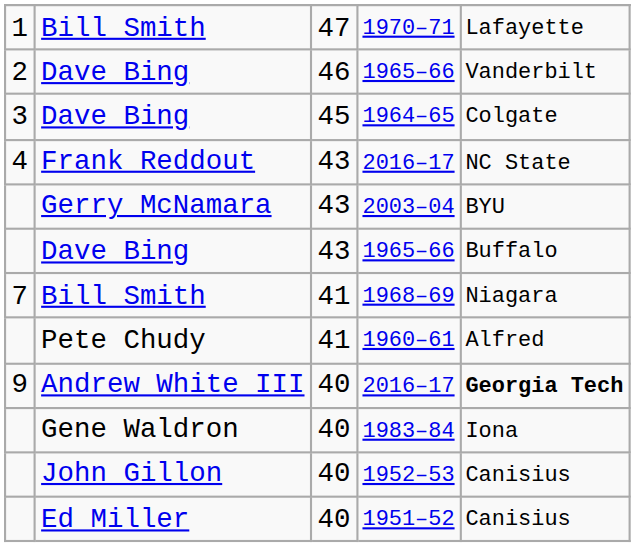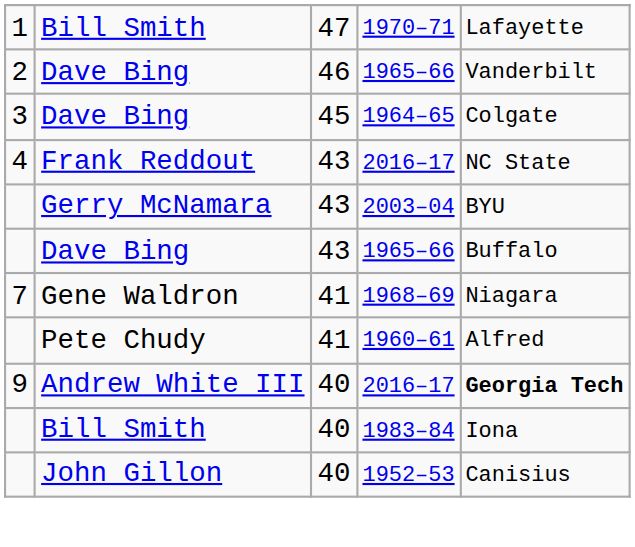(123, 296) Bill Smith -> (140, 296) Gene Waldron
(140, 430) Gene Waldron -> (123, 430) Bill Smith
- row: (20, 519)
